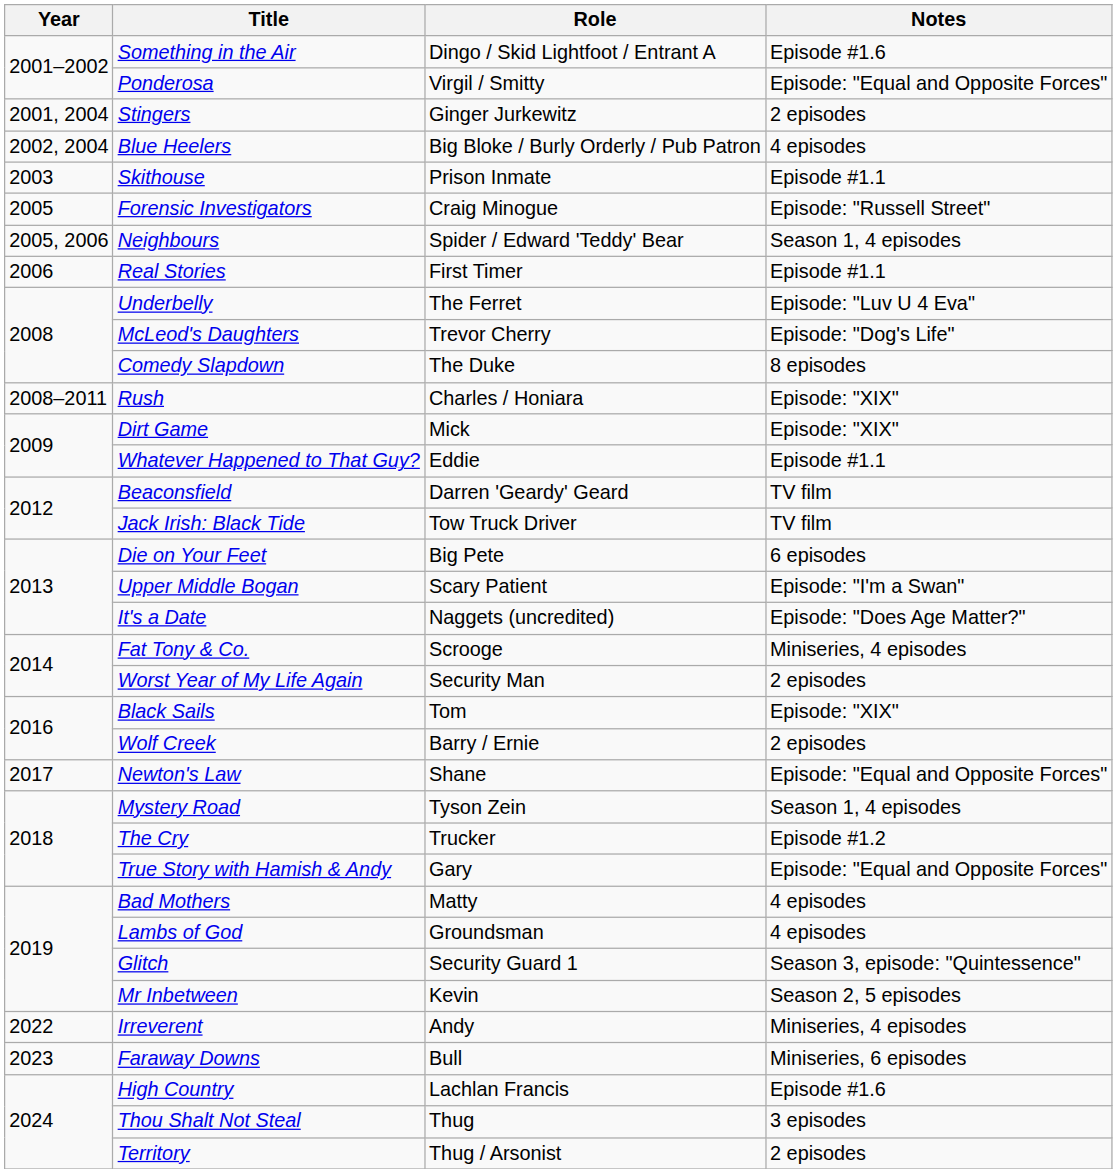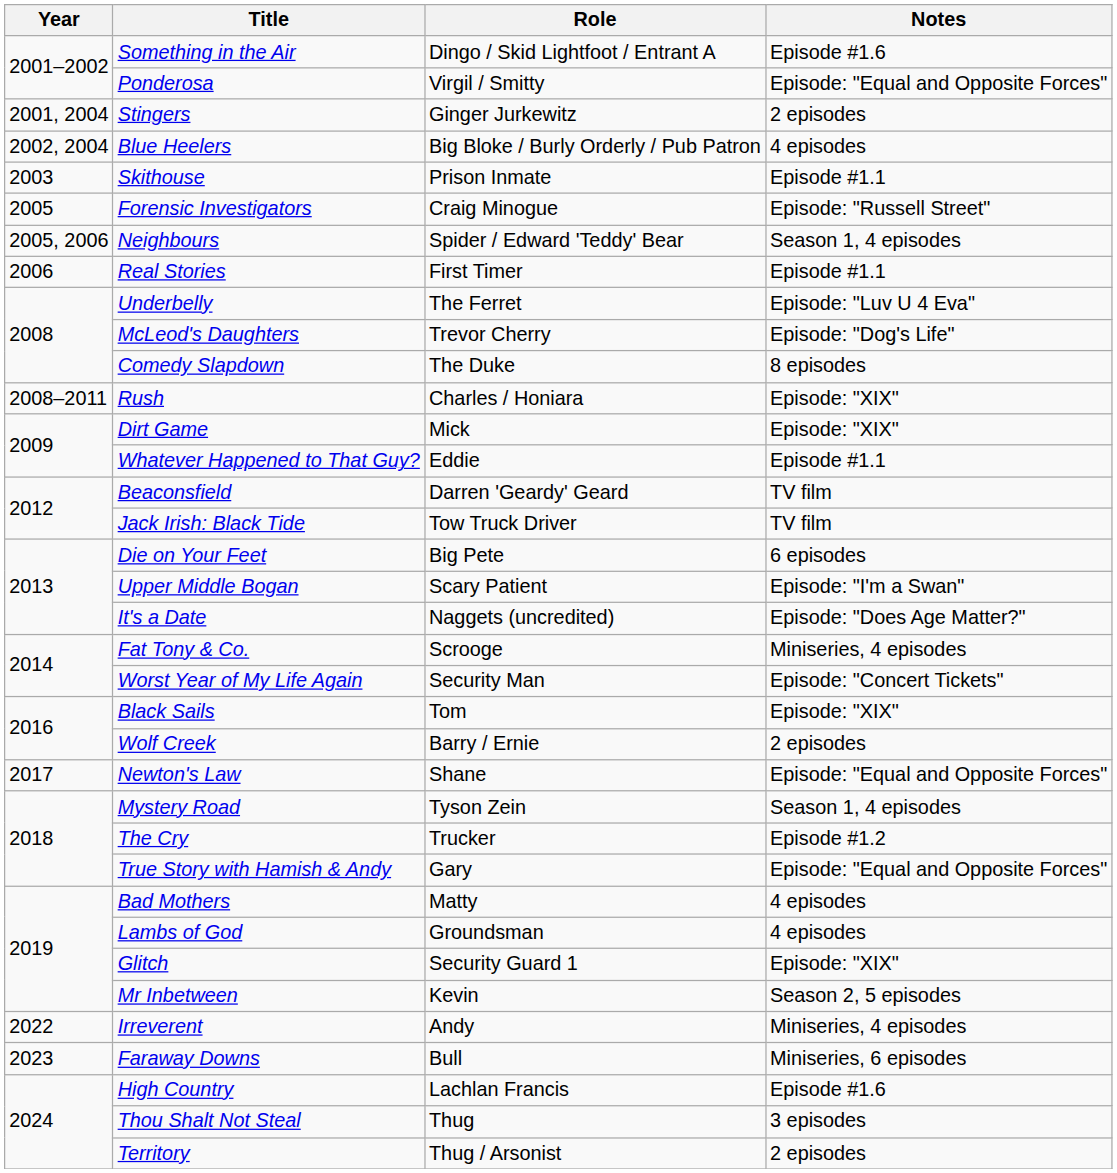(818, 680) 2 episodes -> (887, 680) Episode: "Concert Tickets"
(925, 964) Season 3, episode: "Quintessence" -> (834, 964) Episode: "XIX"
